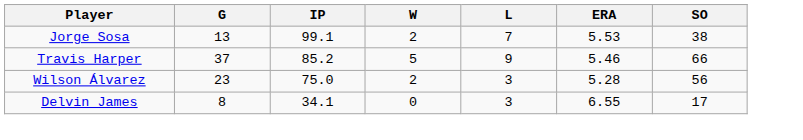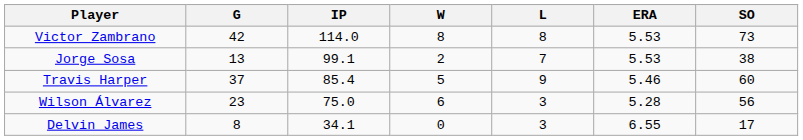+ row: (95, 37)
(318, 59) 85.2 -> (339, 81) 85.4
(700, 59) 66 -> (747, 81) 60
(413, 81) 2 -> (441, 103) 6
